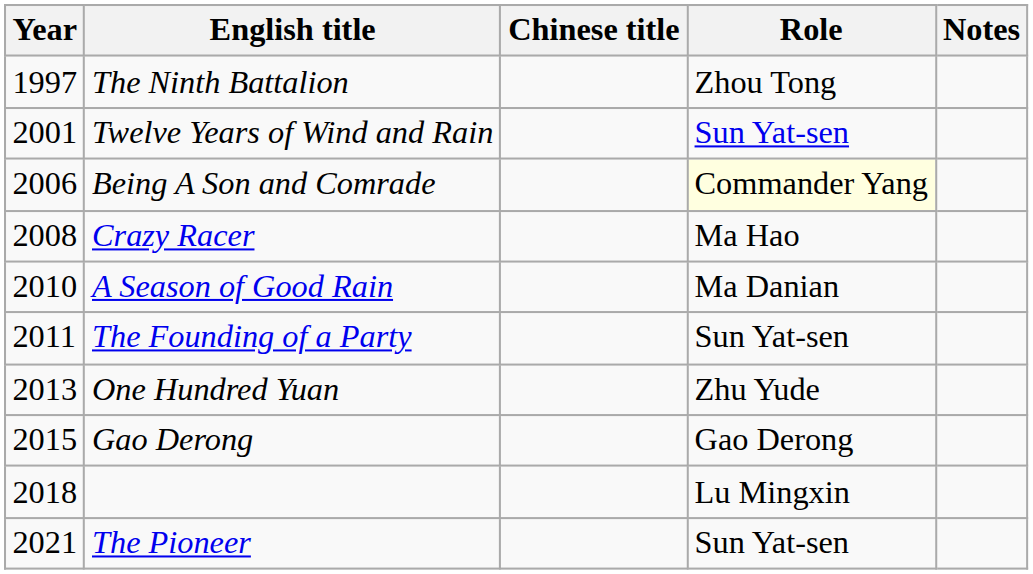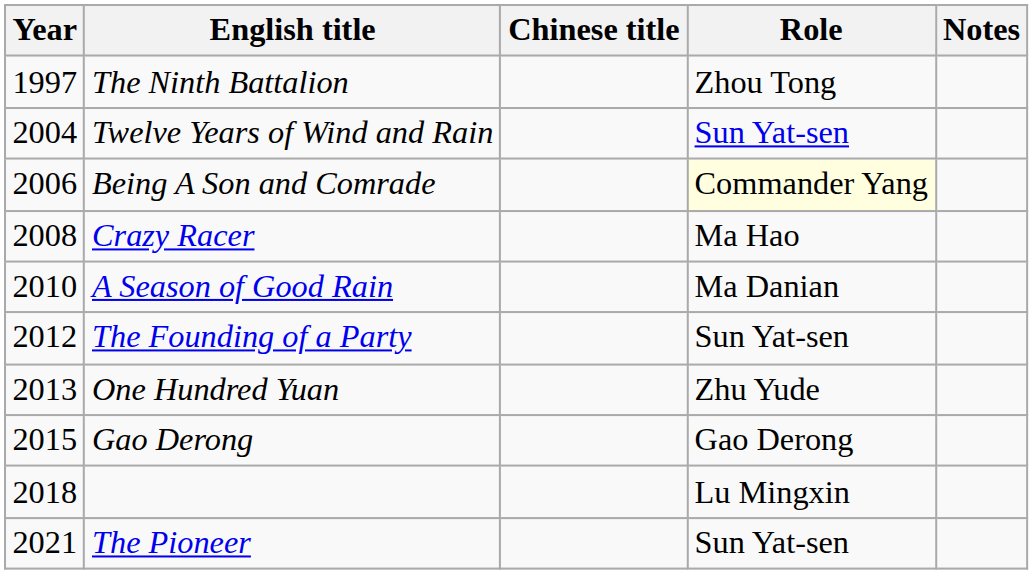(45, 132) 2001 -> (45, 132) 2004
(44, 337) 2011 -> (45, 337) 2012
